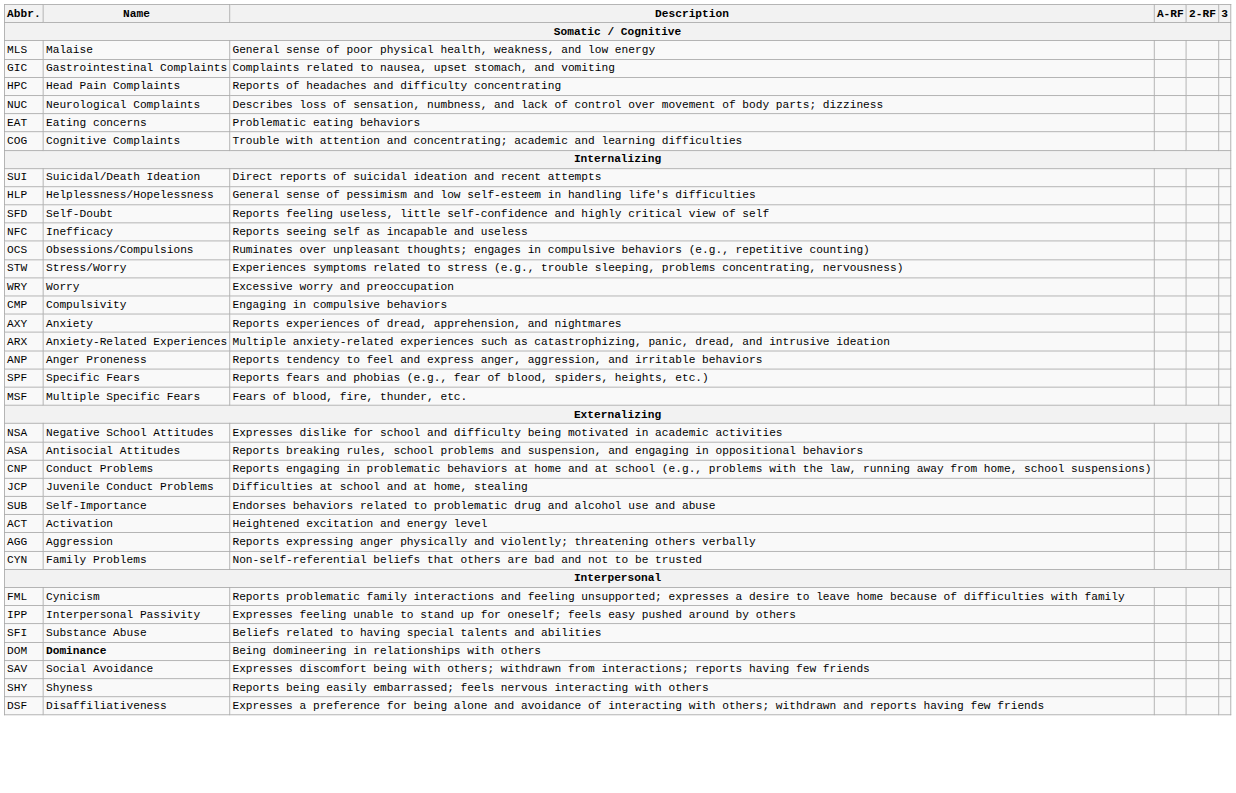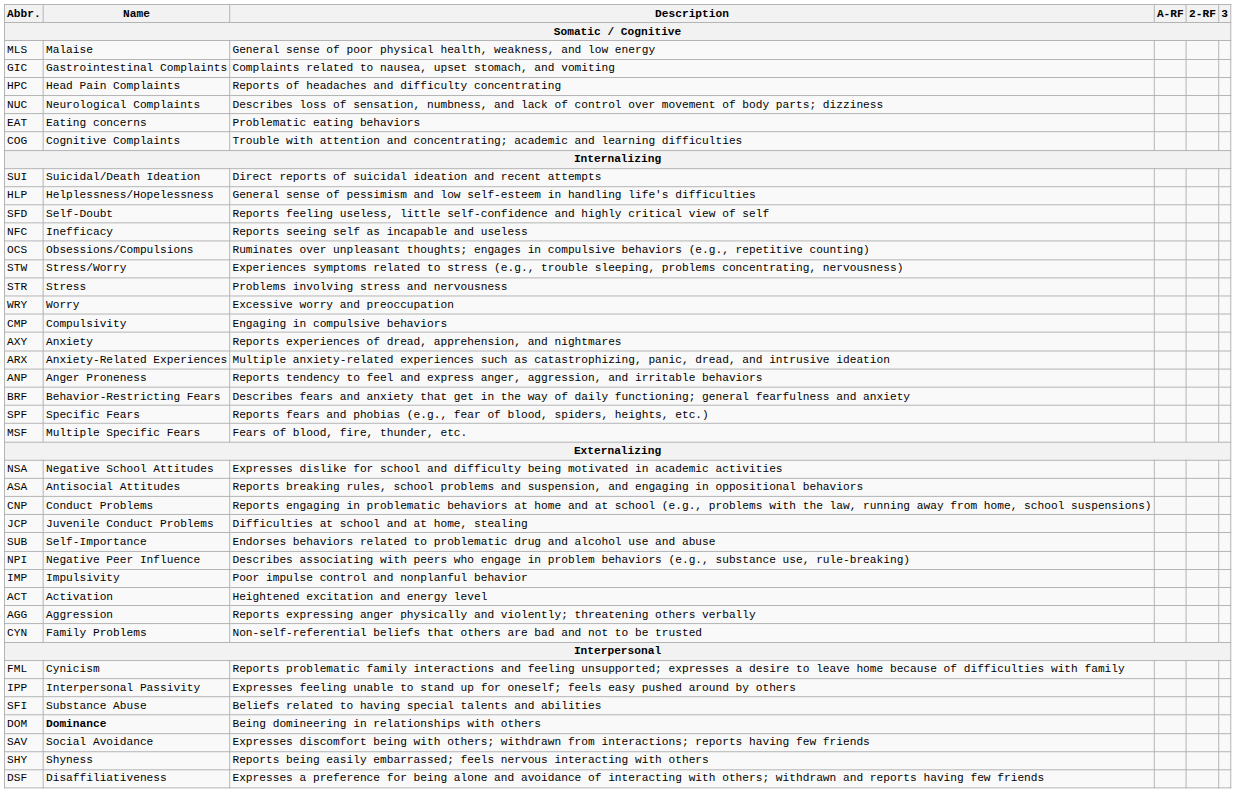+ row: (17, 287)
+ row: (17, 396)
+ row: (17, 560)
+ row: (17, 578)
